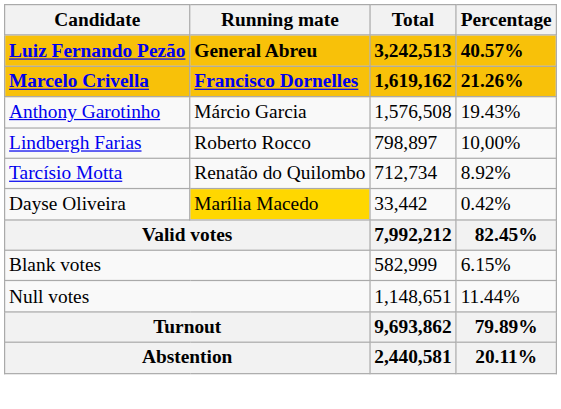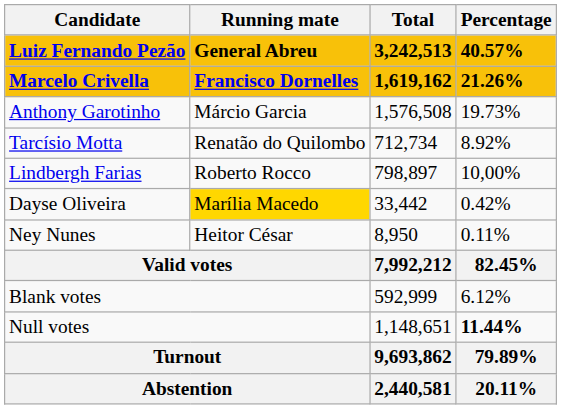(490, 111) 19.43% -> (490, 111) 19.73%
rows swapped: (75, 142) <-> (66, 173)
+ row: (52, 234)
(406, 265) 582,999 -> (406, 296) 592,999
(486, 265) 6.15% -> (486, 296) 6.12%
(490, 296) normal -> (492, 326) bold
